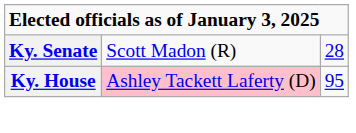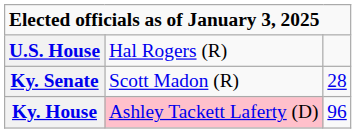+ row: (55, 50)
(334, 81) 95 -> (337, 111) 96
